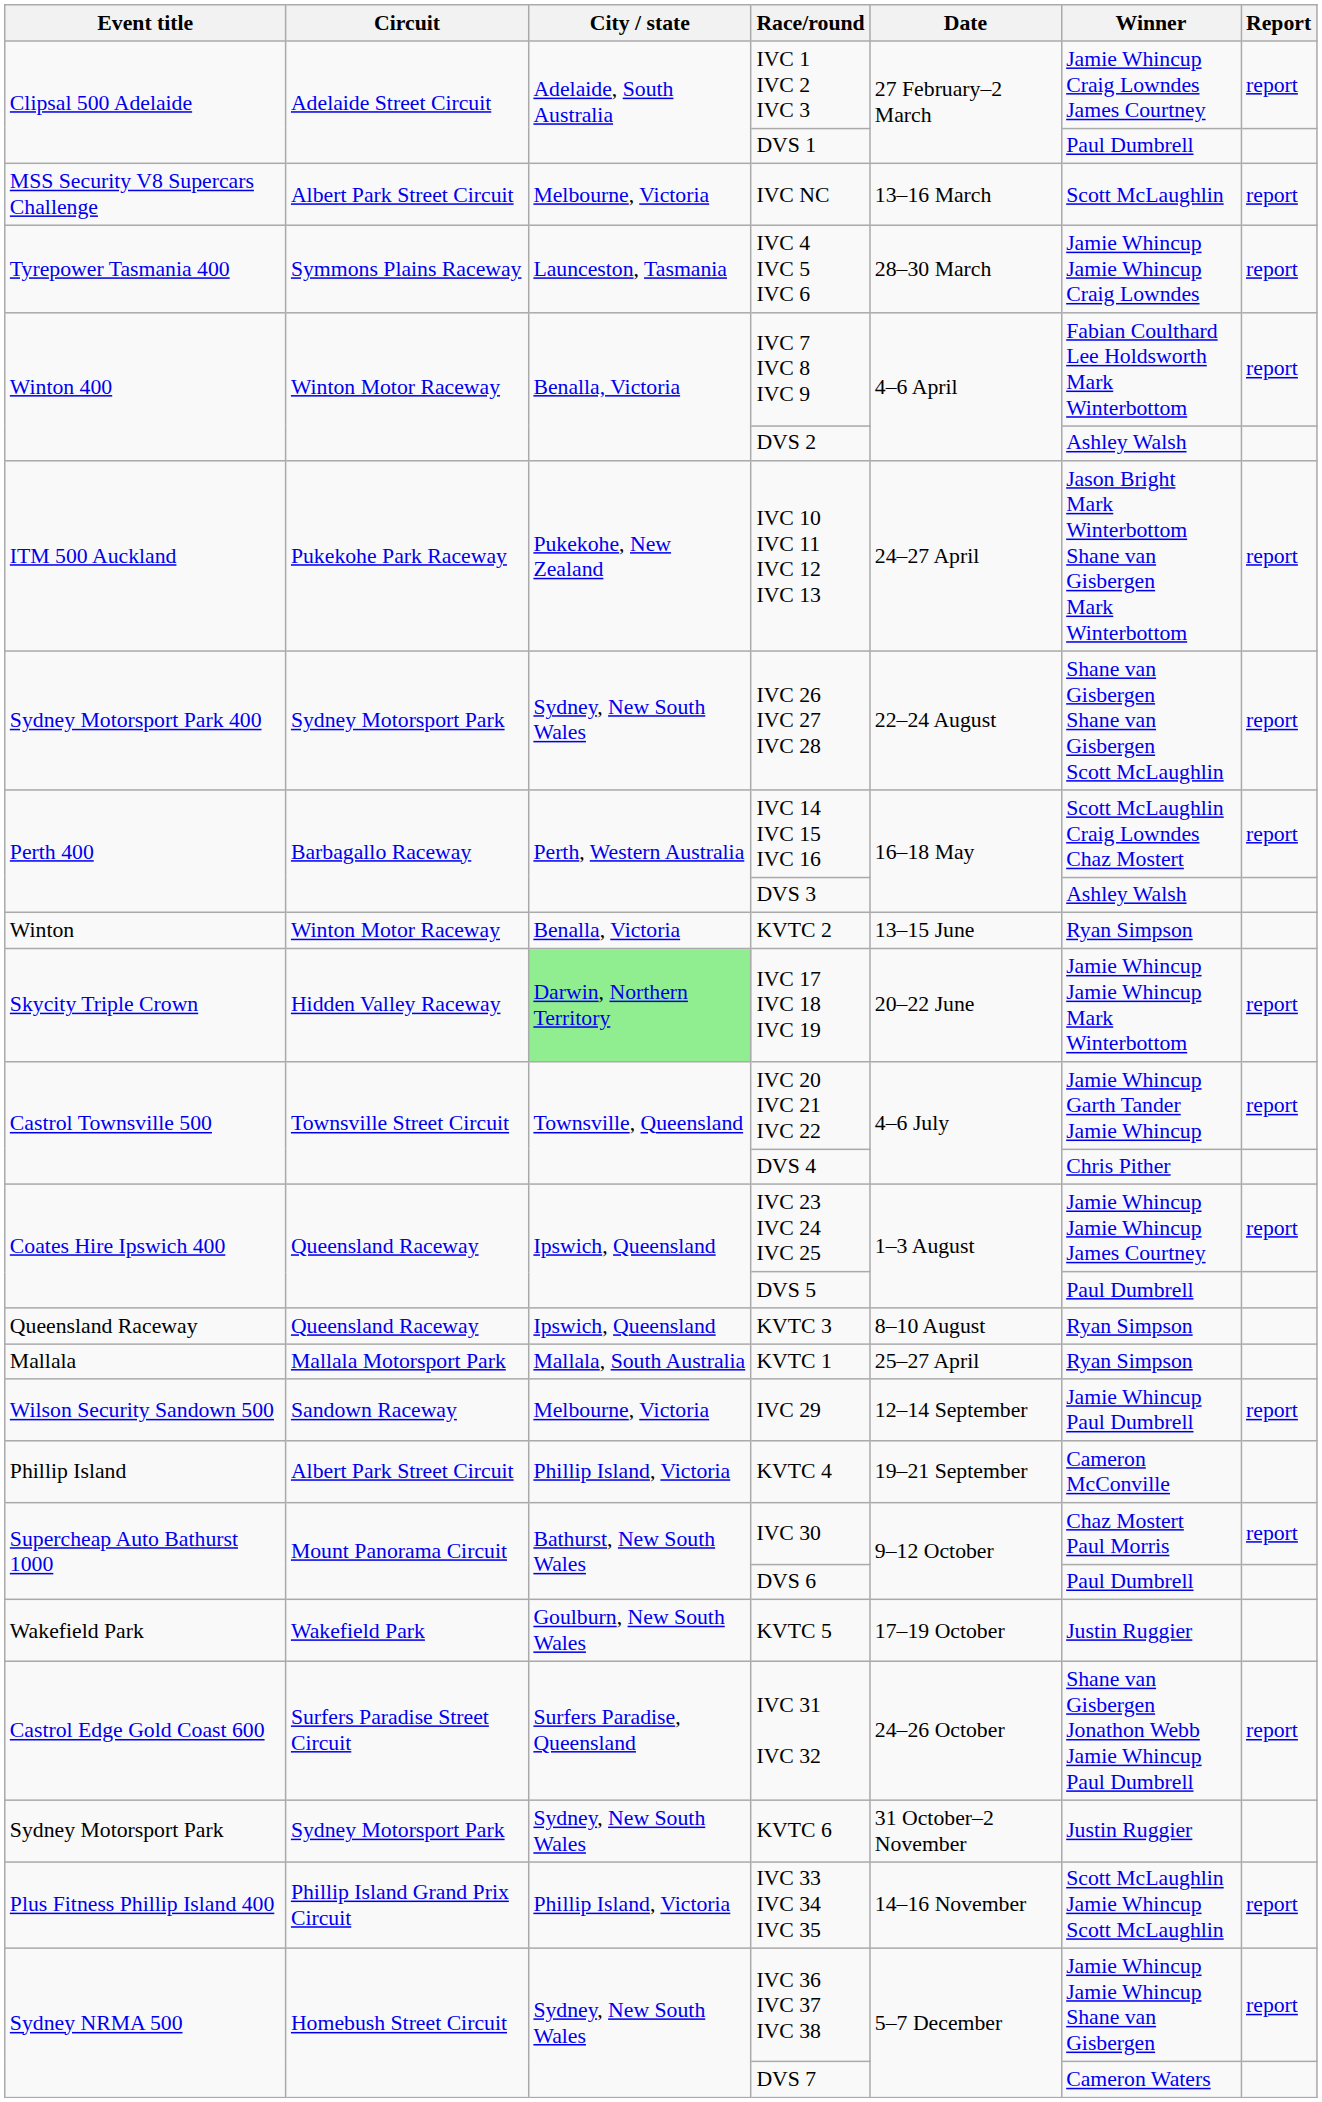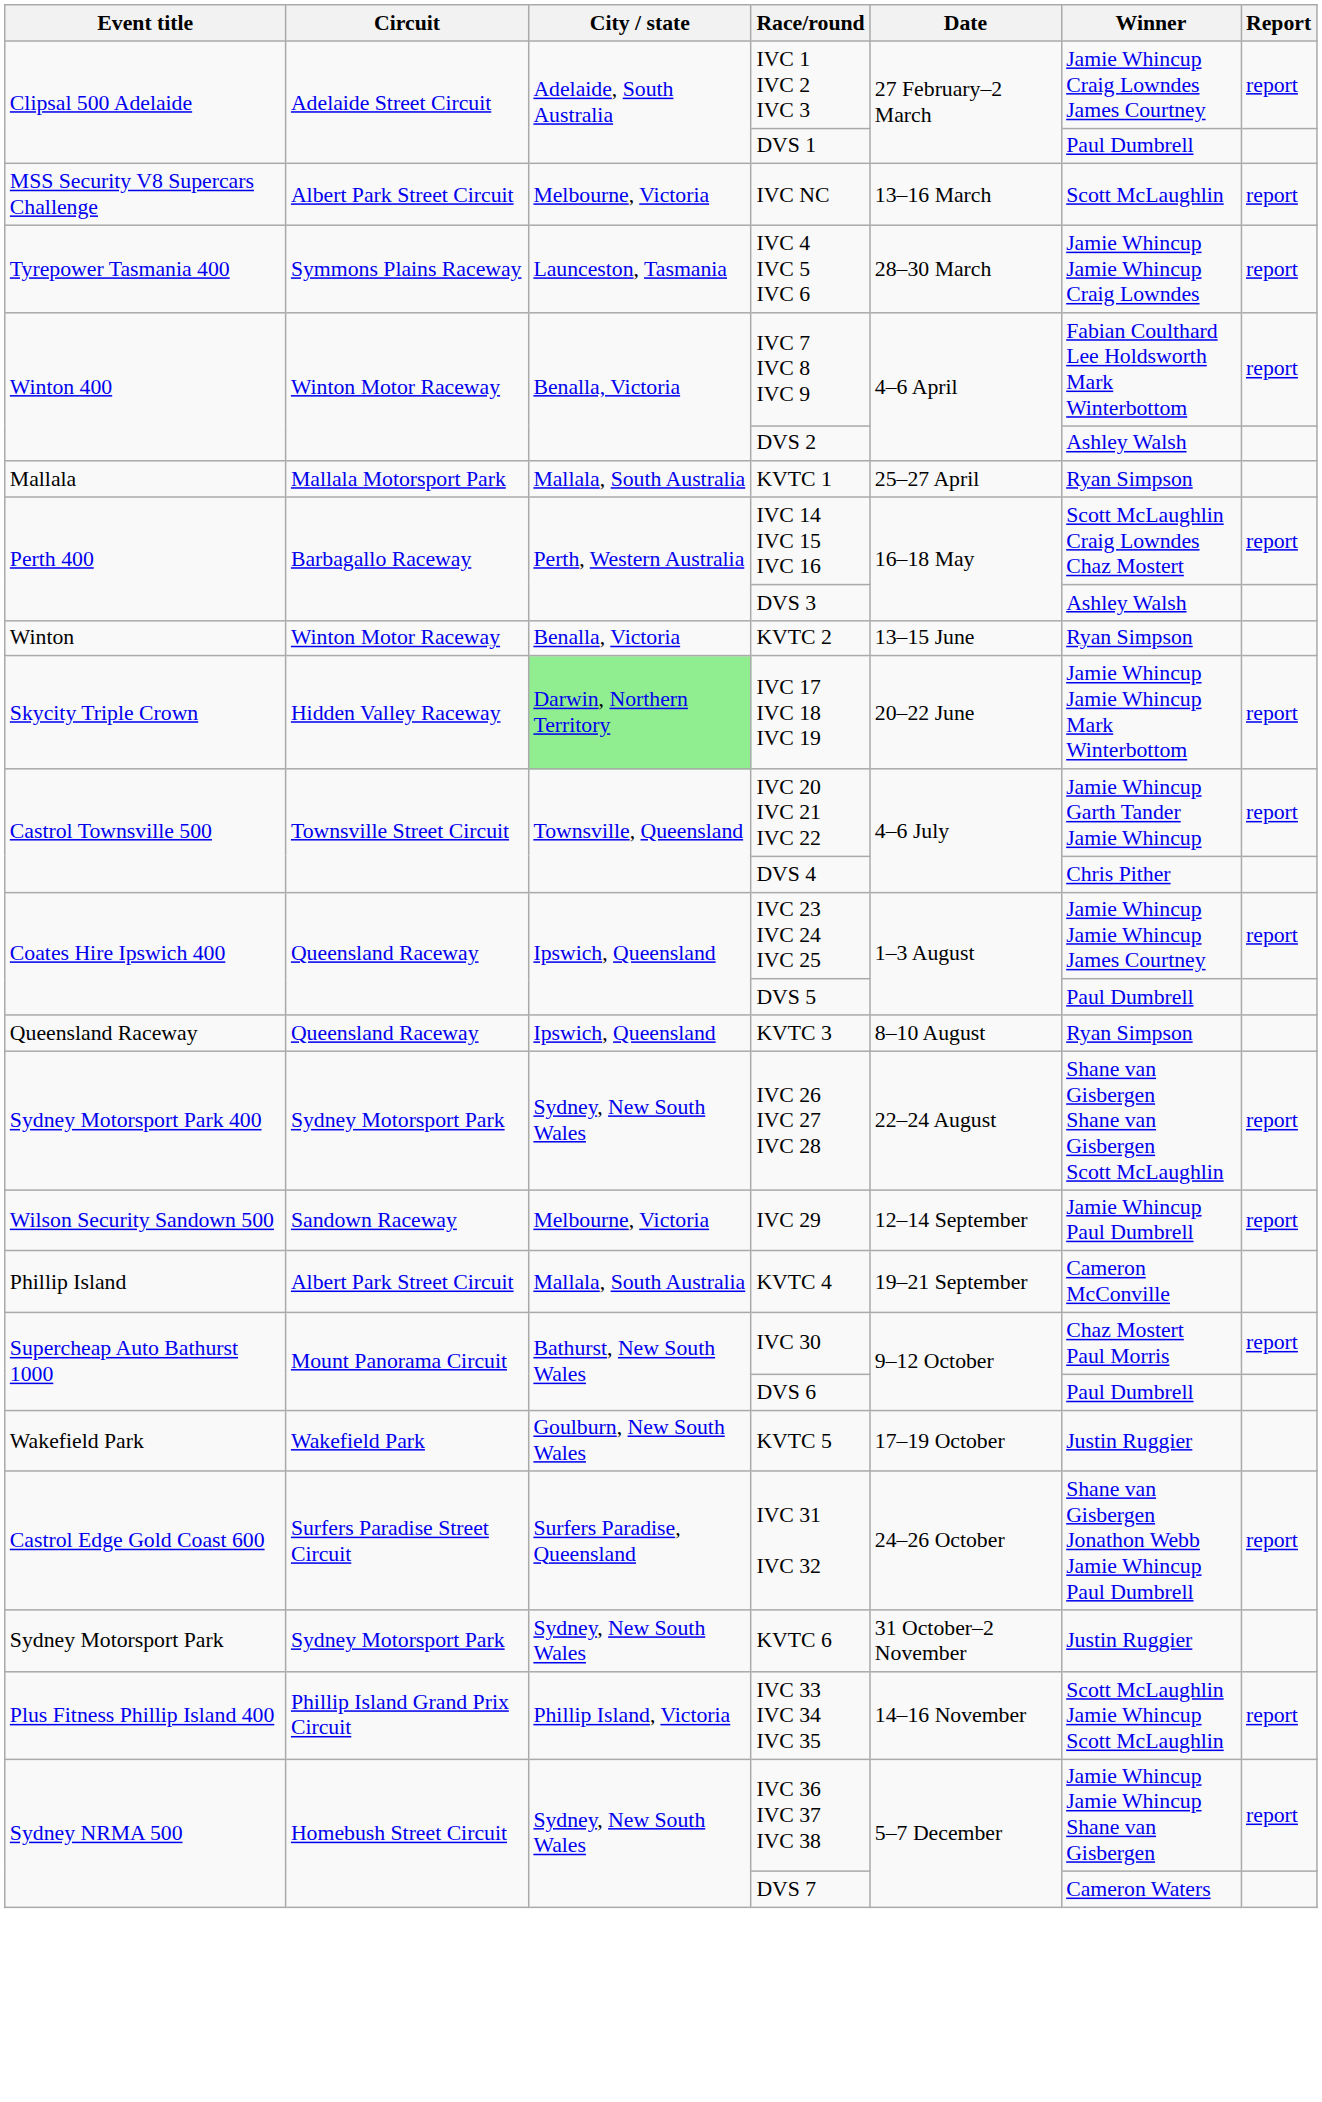- row: (789, 556)
rows swapped: (794, 1361) <-> (789, 720)
(632, 1471) Phillip Island, Victoria -> (639, 1281) Mallala, South Australia
